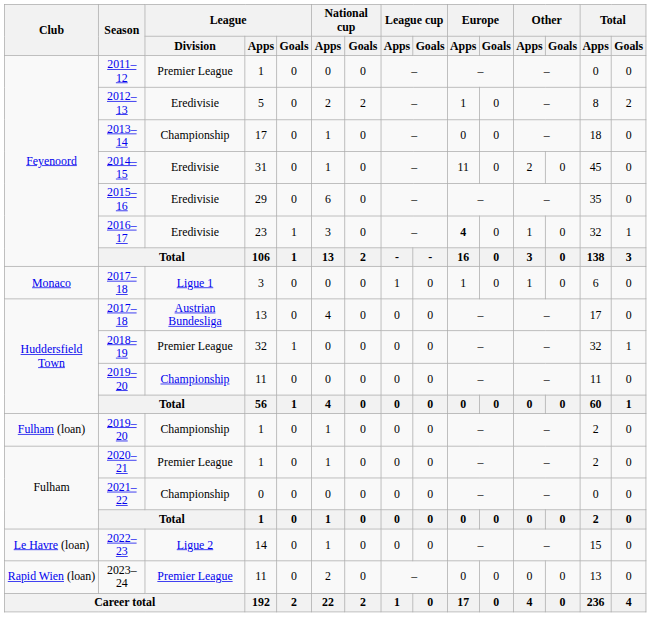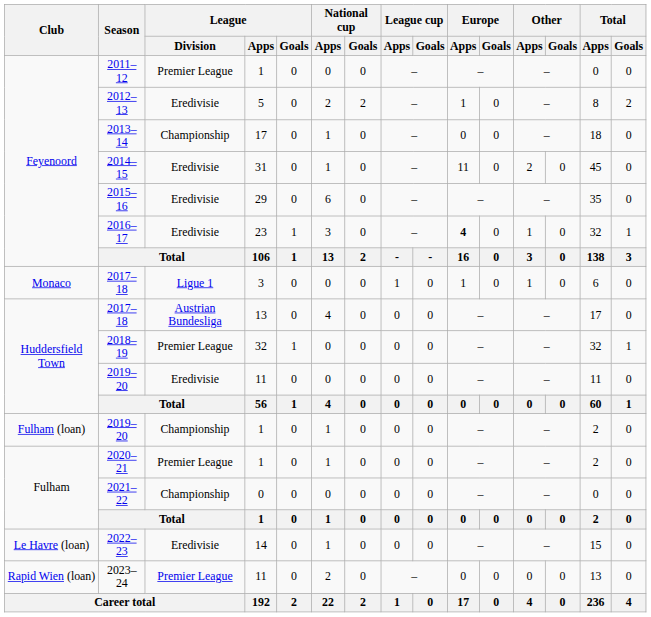(195, 379) Championship -> (195, 379) Eredivisie
(195, 545) Ligue 2 -> (195, 545) Eredivisie
